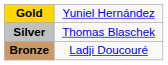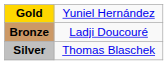rows swapped: (29, 32) <-> (29, 50)
